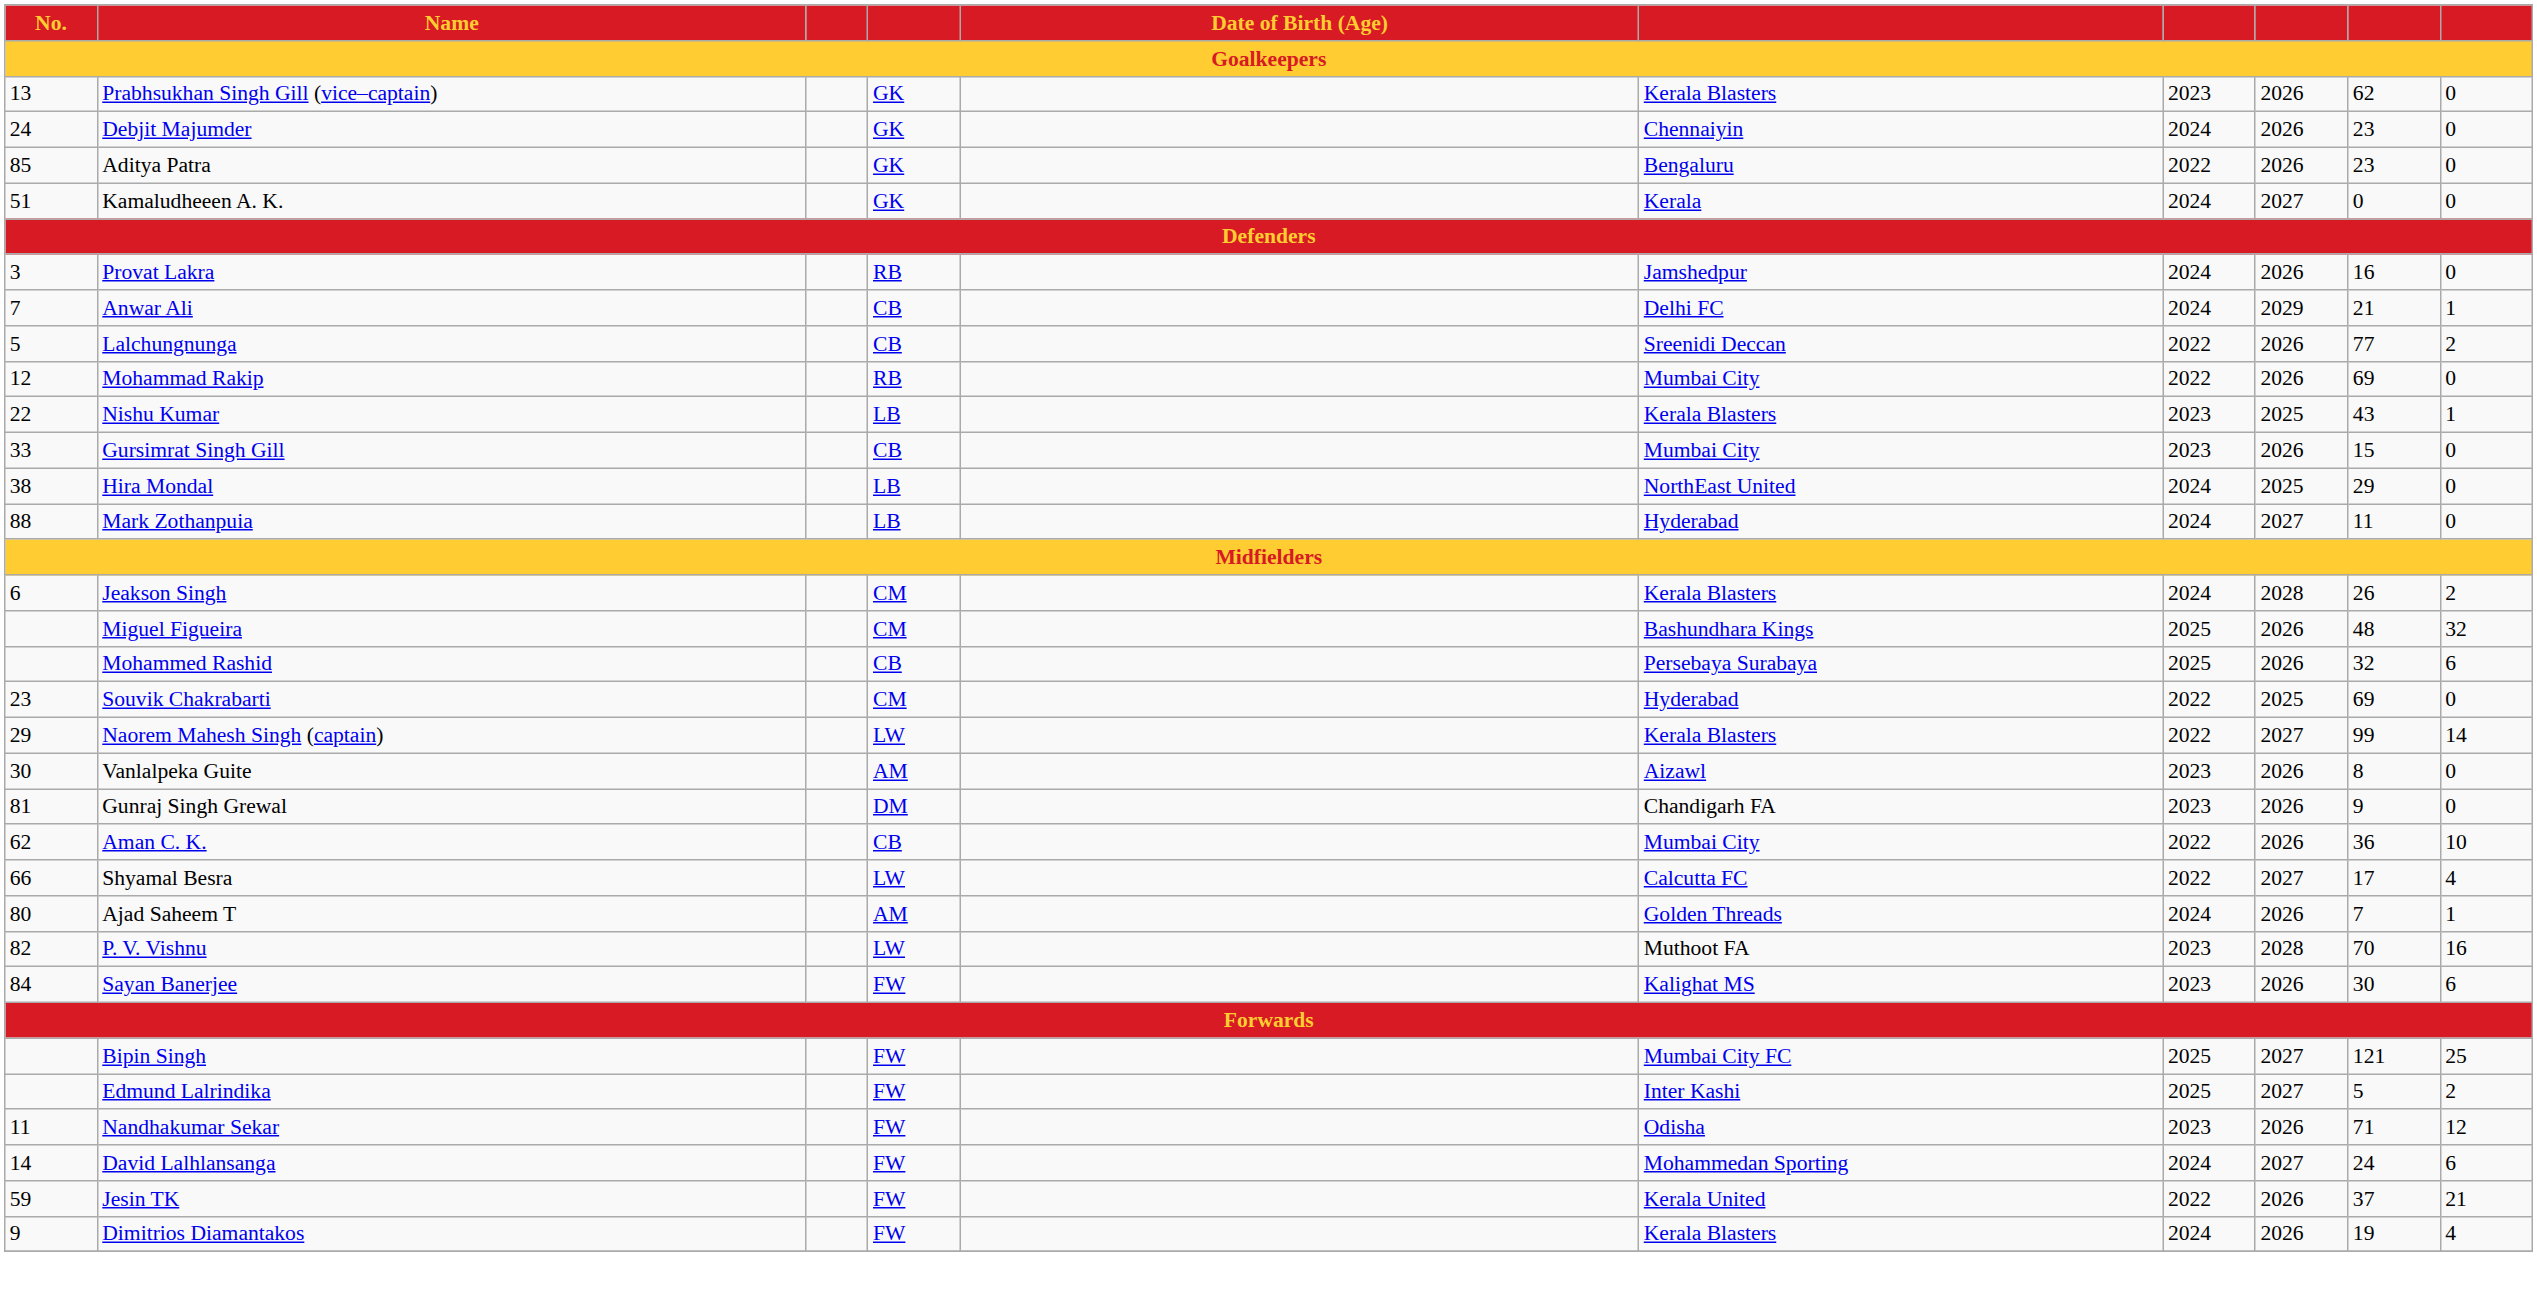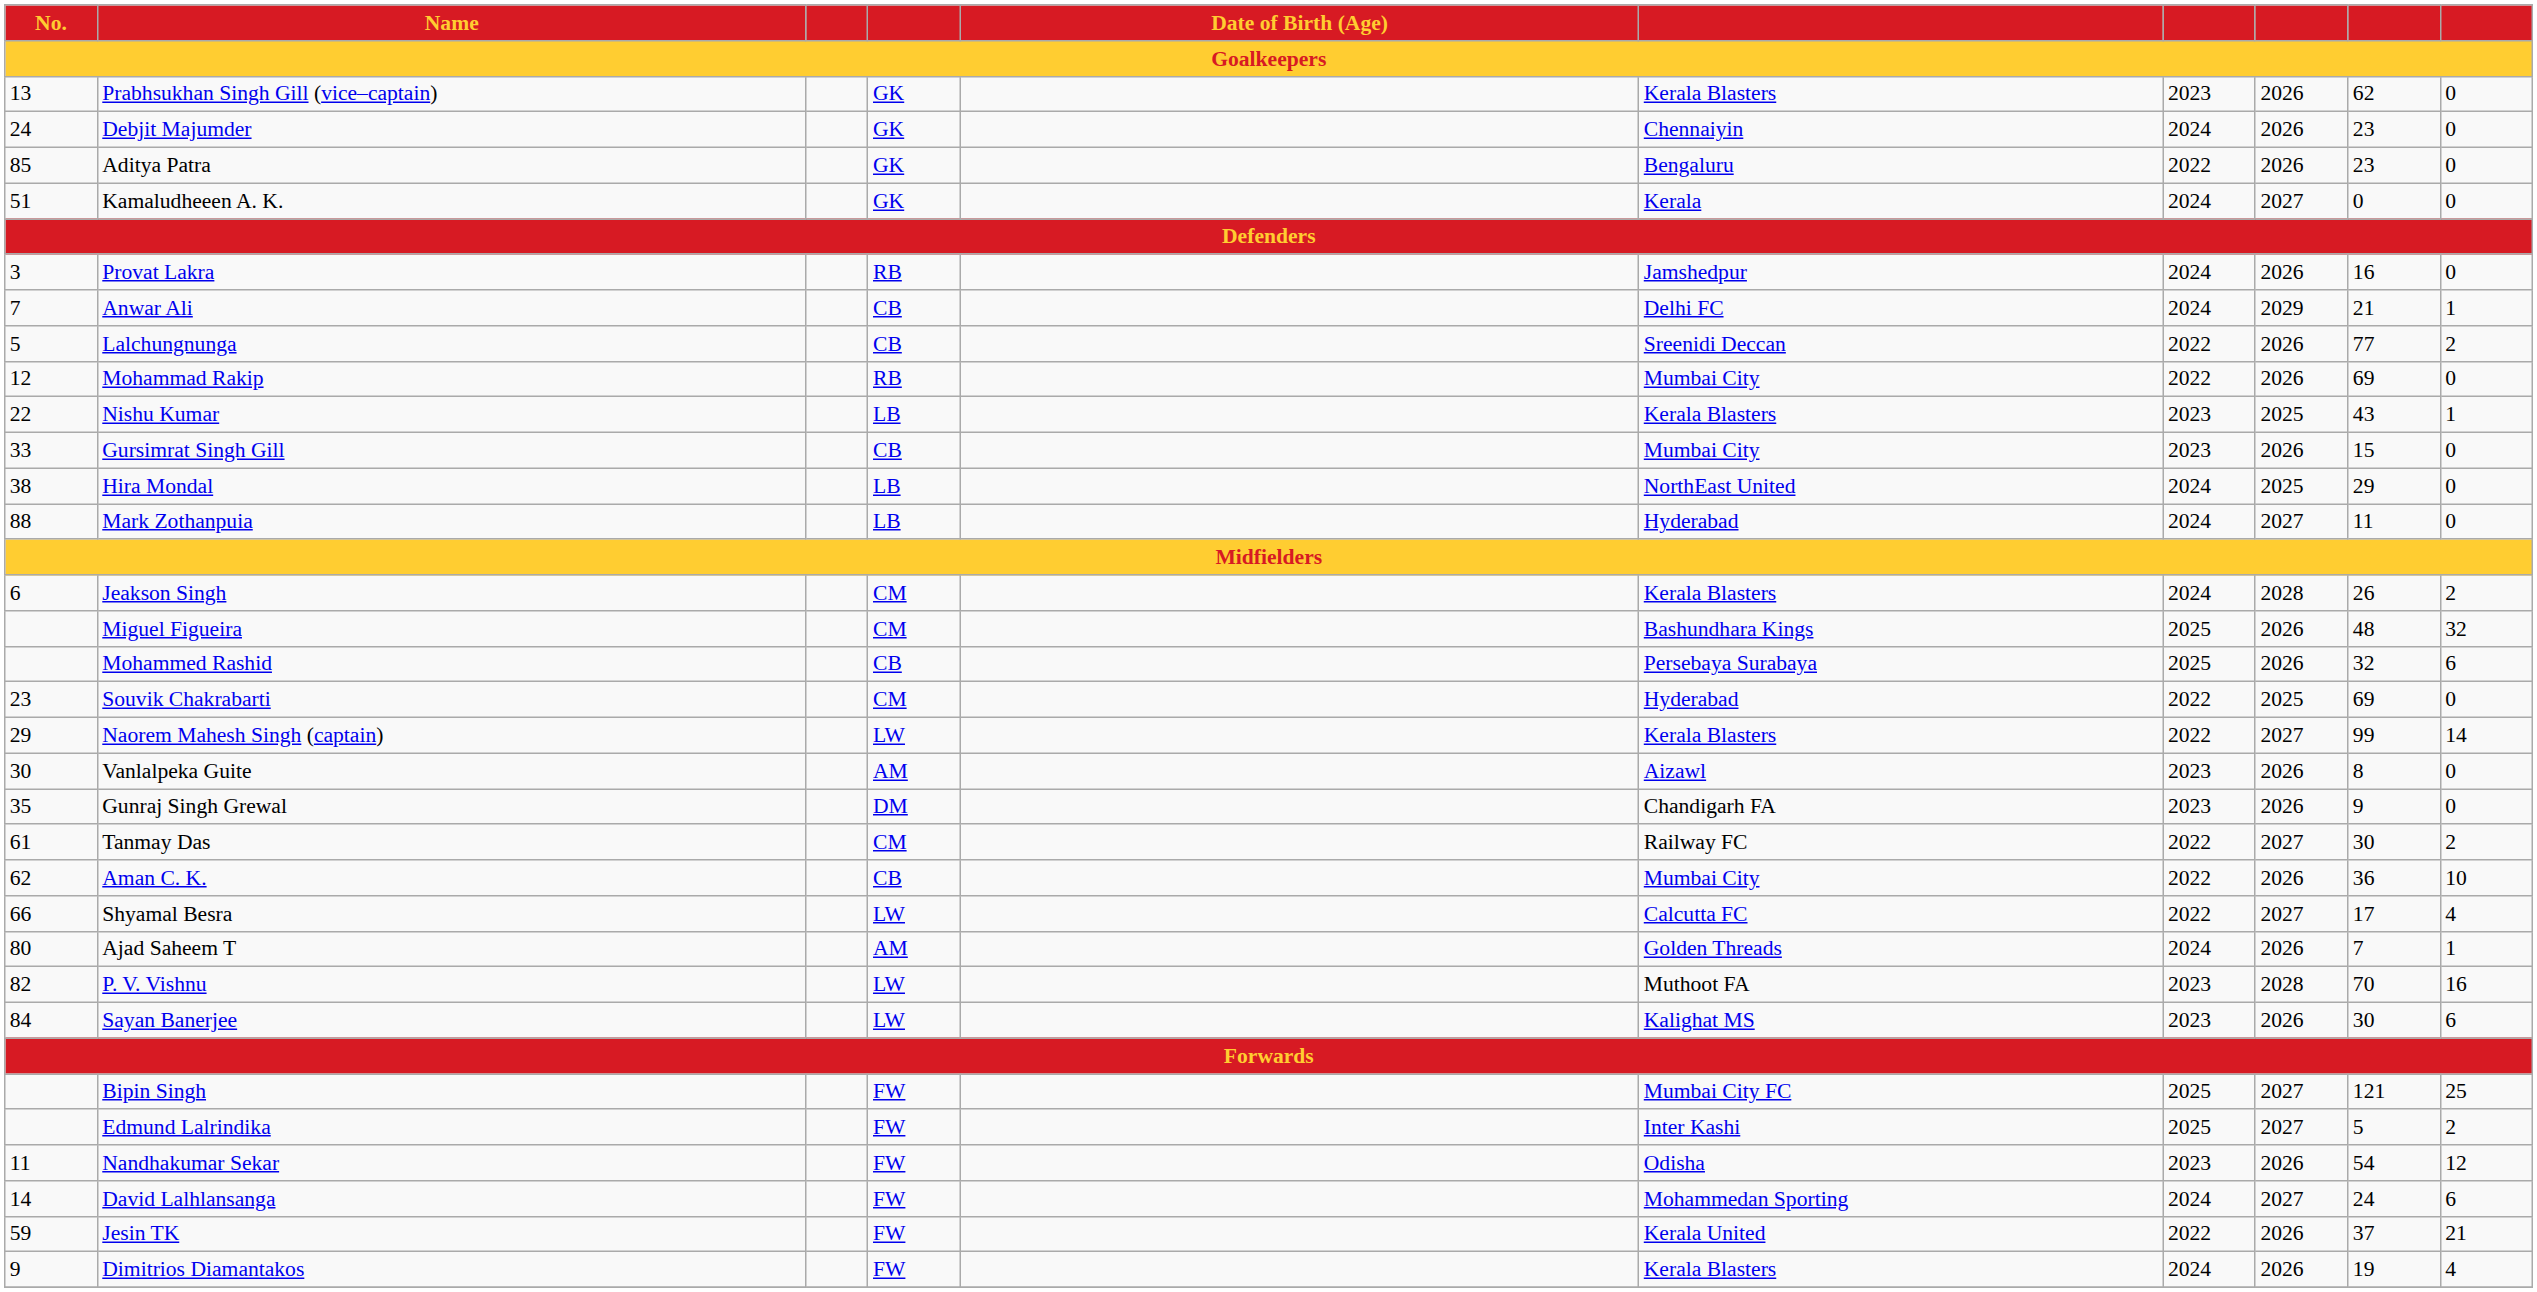(21, 806) 81 -> (21, 806) 35
+ row: (156, 842)
(889, 984) FW -> (889, 1020) LW
(2364, 1127) 71 -> (2364, 1162) 54
